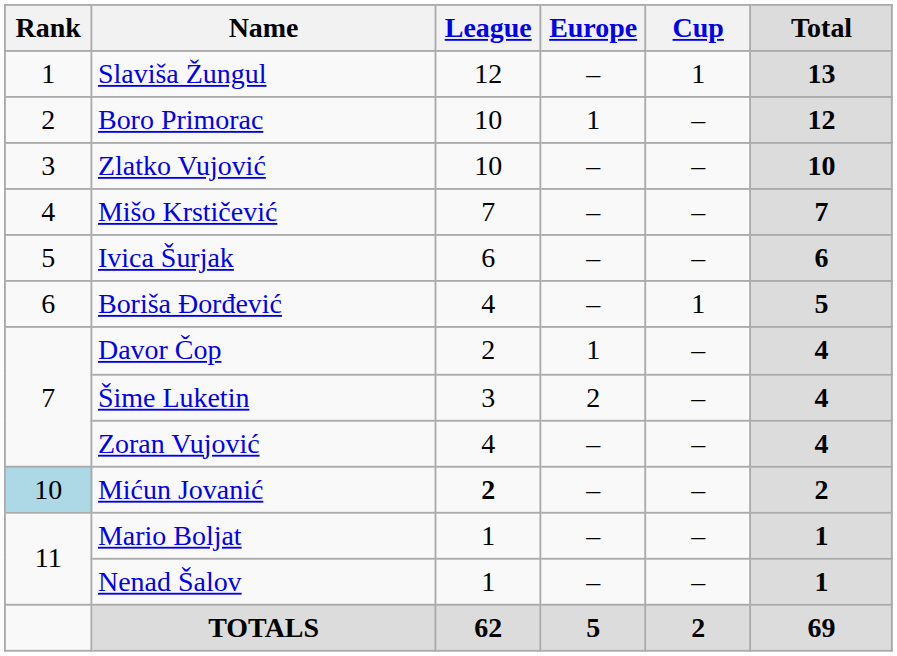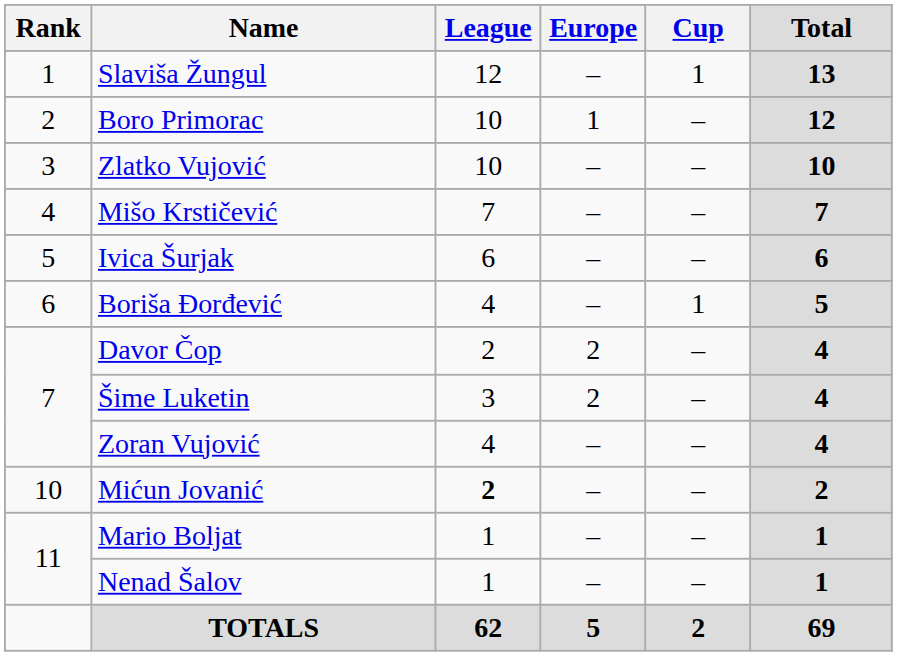(593, 350) 1 -> (593, 350) 2
(48, 488) lightblue background -> (48, 488) no background
